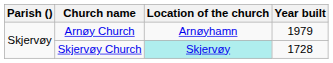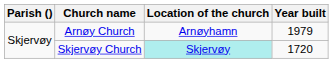(300, 49) 1728 -> (300, 49) 1720
